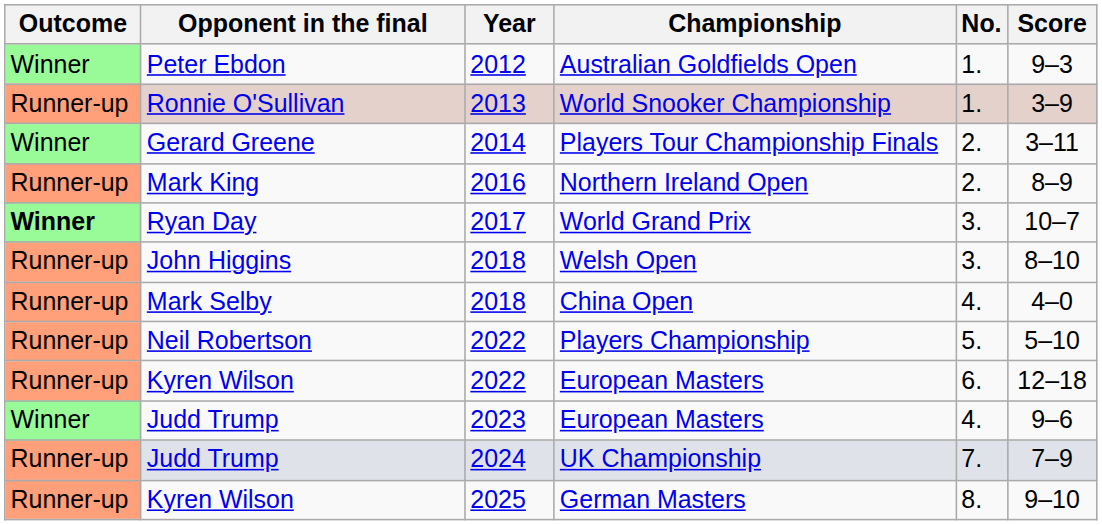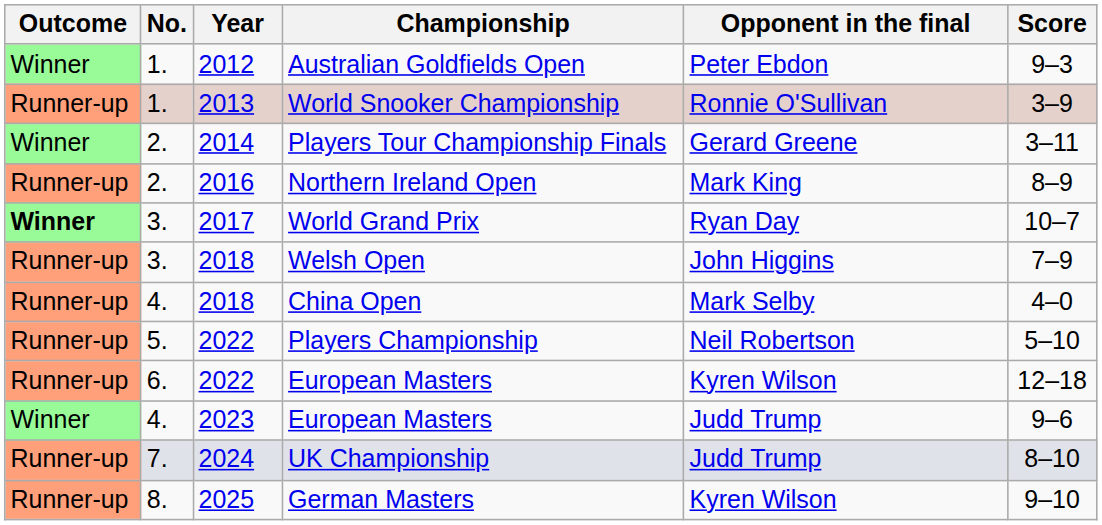columns swapped: (981, 24) <-> (303, 24)
(1052, 261) 8–10 -> (1052, 261) 7–9
(1052, 459) 7–9 -> (1052, 459) 8–10
